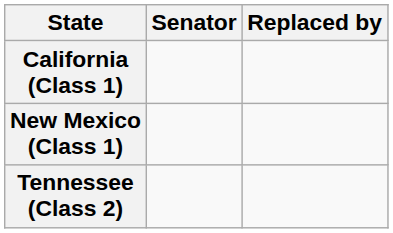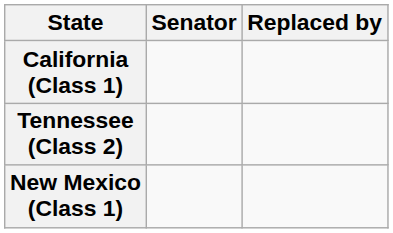rows swapped: (75, 133) <-> (75, 195)
